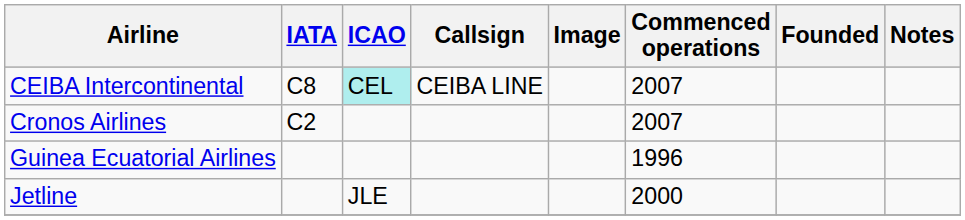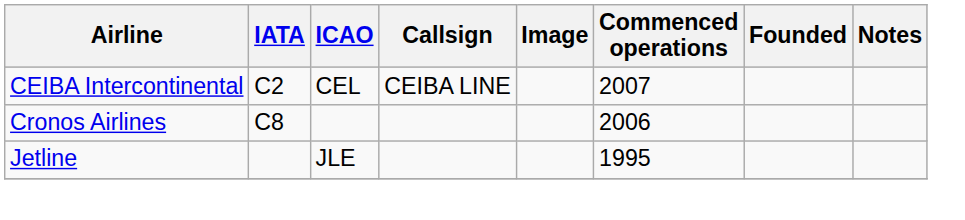(301, 85) C8 -> (269, 85) C2
(370, 85) paleturquoise background -> (338, 85) no background
(301, 122) C2 -> (269, 122) C8
(657, 122) 2007 -> (625, 122) 2006
- row: (143, 159)
(657, 196) 2000 -> (625, 159) 1995
